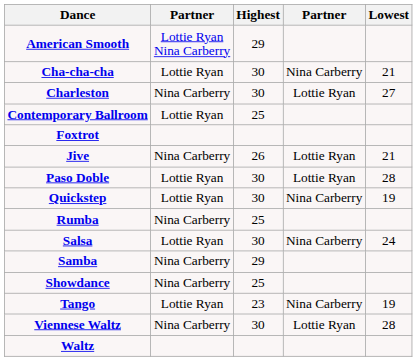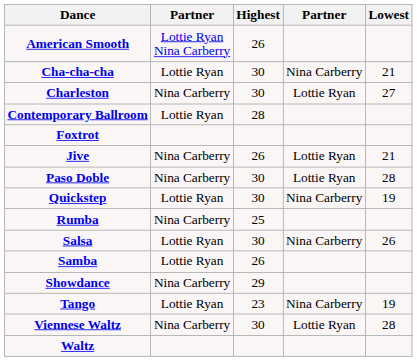(258, 43) 29 -> (258, 43) 26
(258, 114) 25 -> (258, 114) 28
(192, 177) Lottie Ryan -> (192, 177) Nina Carberry
(389, 240) 24 -> (389, 240) 26
(192, 261) Nina Carberry -> (192, 261) Lottie Ryan
(258, 261) 29 -> (258, 261) 26
(258, 282) 25 -> (258, 282) 29
